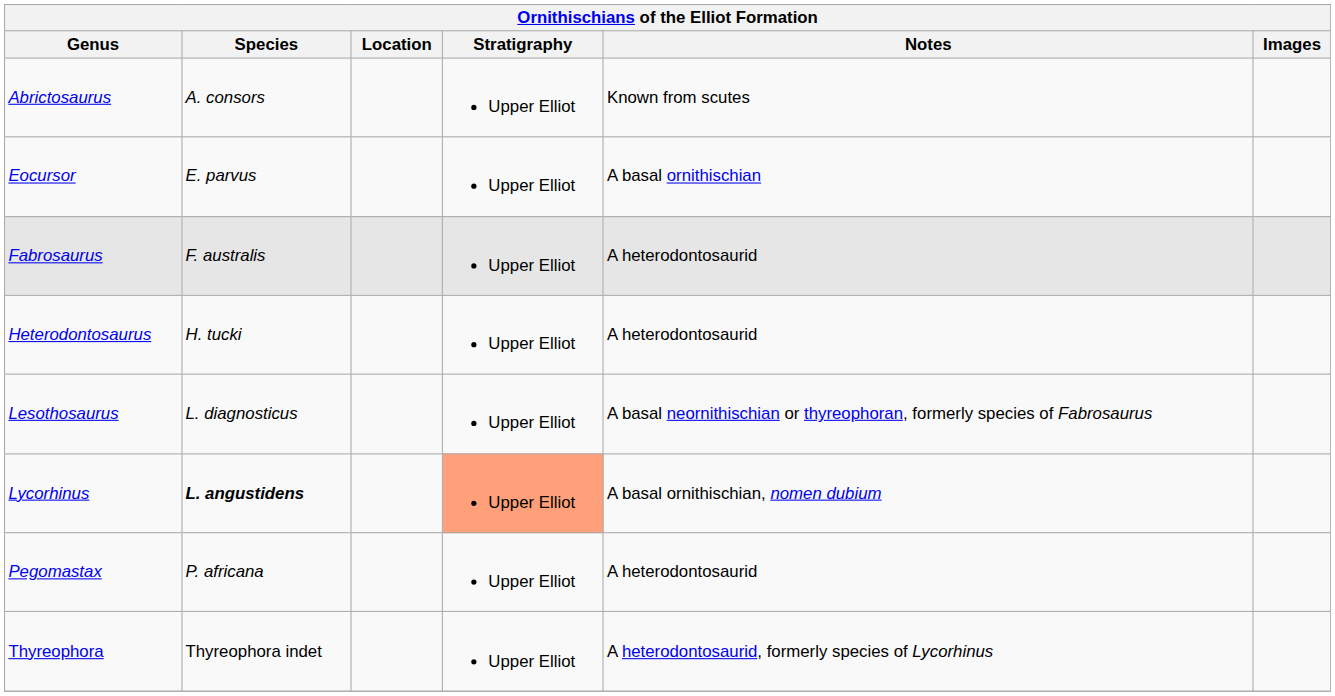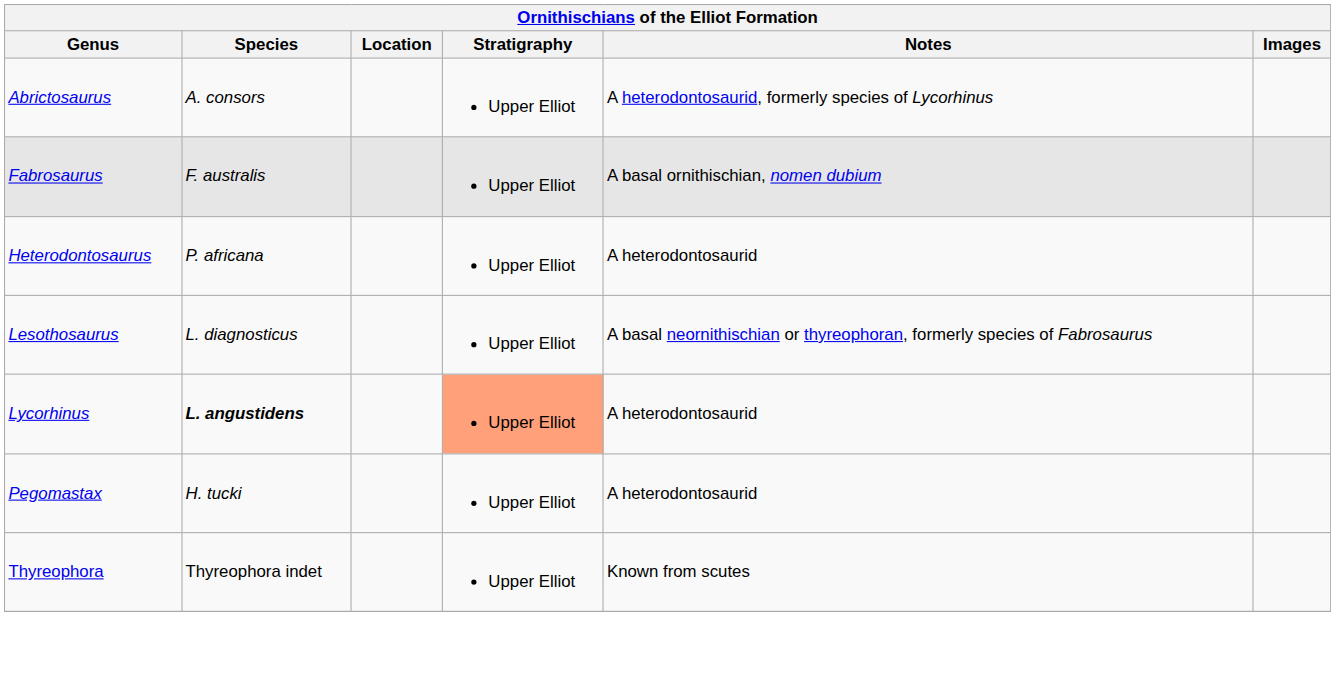(678, 97) Known from scutes -> (800, 97) A heterodontosaurid, formerly species of Lycorhinus
- row: (42, 176)
(682, 255) A heterodontosaurid -> (744, 176) A basal ornithischian, nomen dubium
(214, 334) H. tucki -> (225, 255) P. africana
(744, 493) A basal ornithischian, nomen dubium -> (682, 413) A heterodontosaurid
(225, 572) P. africana -> (214, 493) H. tucki
(800, 651) A heterodontosaurid, formerly species of Lycorhinus -> (678, 572) Known from scutes
